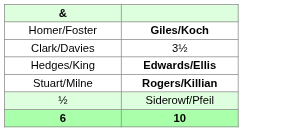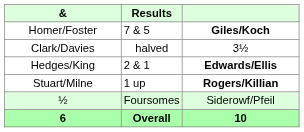+ column: (152, 13)
